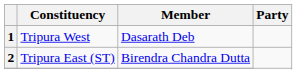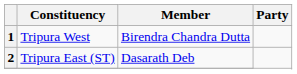(158, 36) Dasarath Deb -> (186, 36) Birendra Chandra Dutta
(186, 57) Birendra Chandra Dutta -> (158, 57) Dasarath Deb
